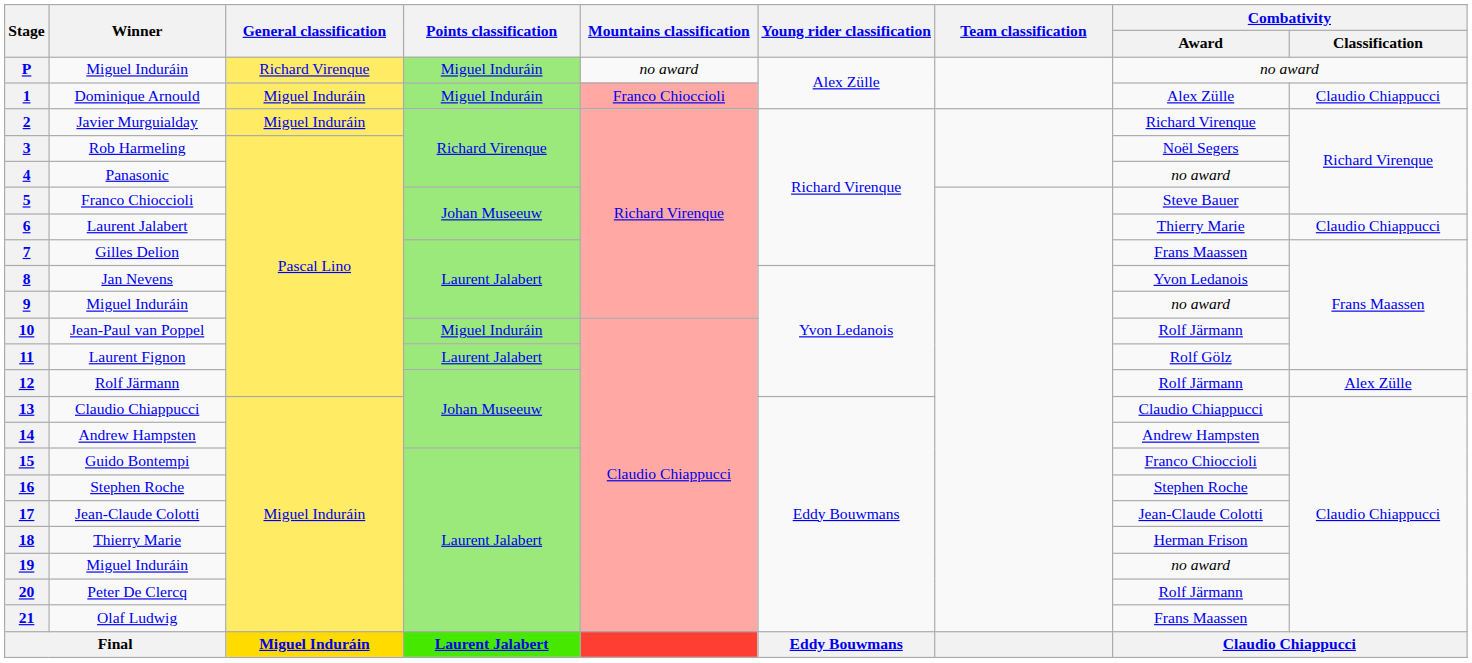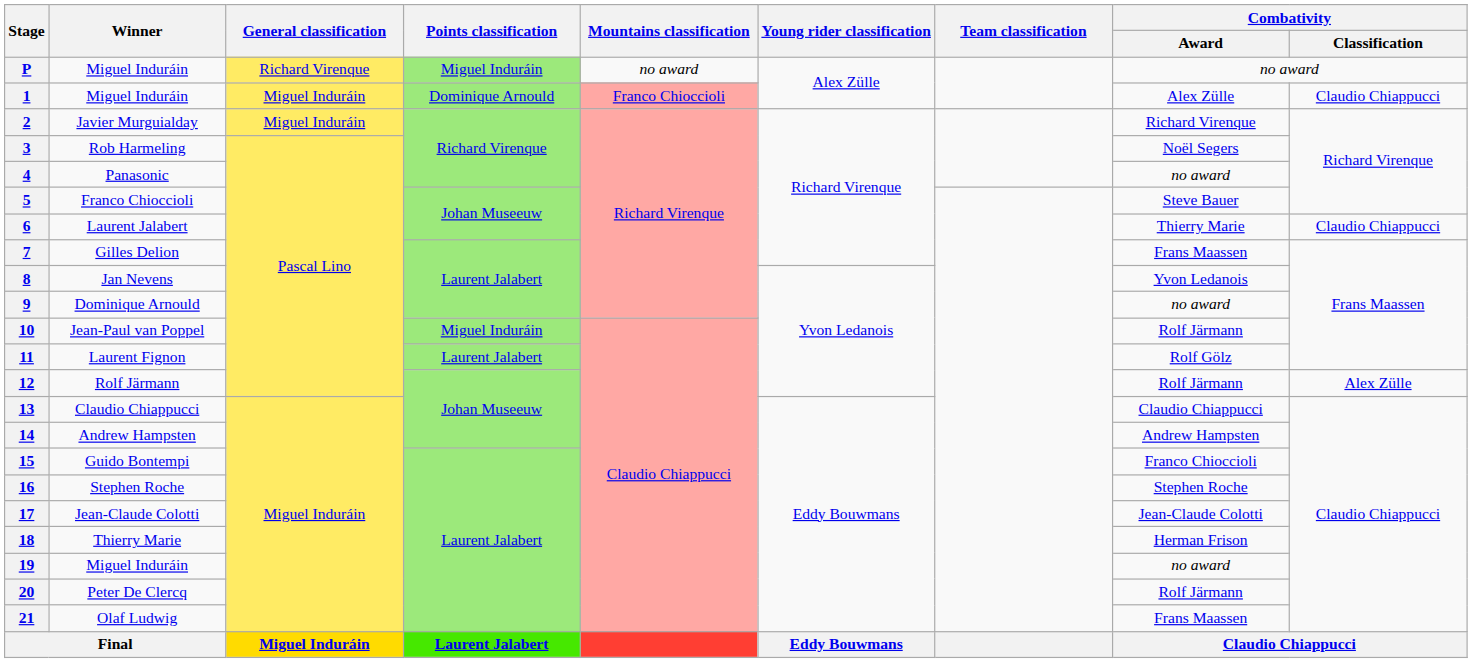(137, 96) Dominique Arnould -> (137, 96) Miguel Induráin
(492, 96) Miguel Induráin -> (492, 96) Dominique Arnould
(137, 305) Miguel Induráin -> (137, 305) Dominique Arnould
